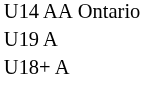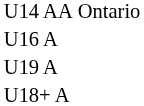+ row: (31, 39)
